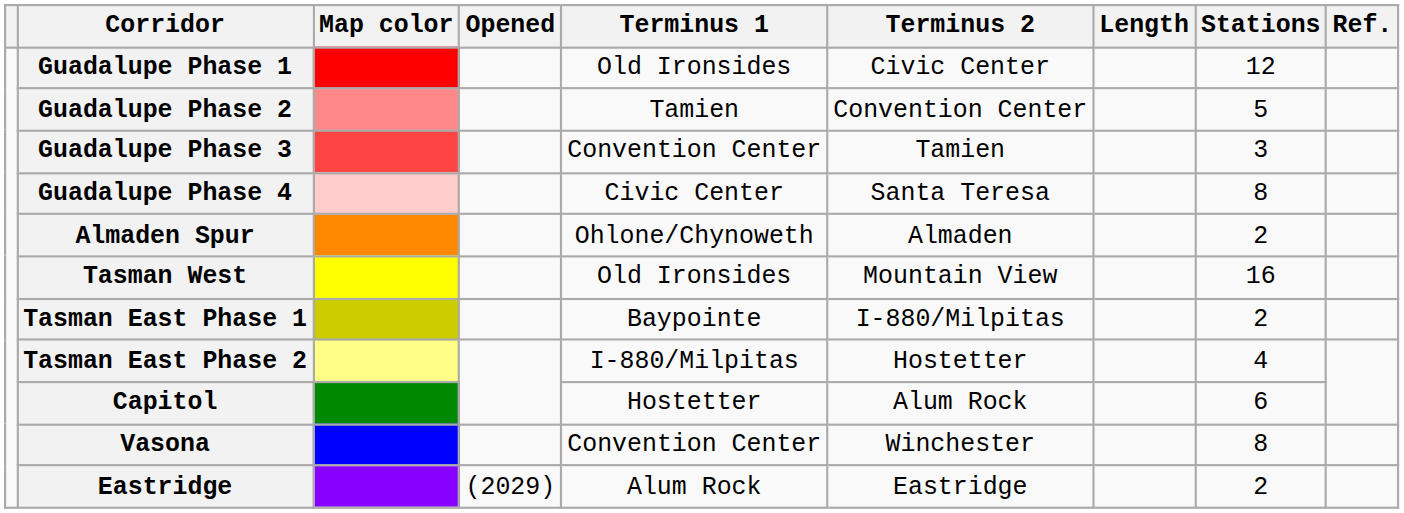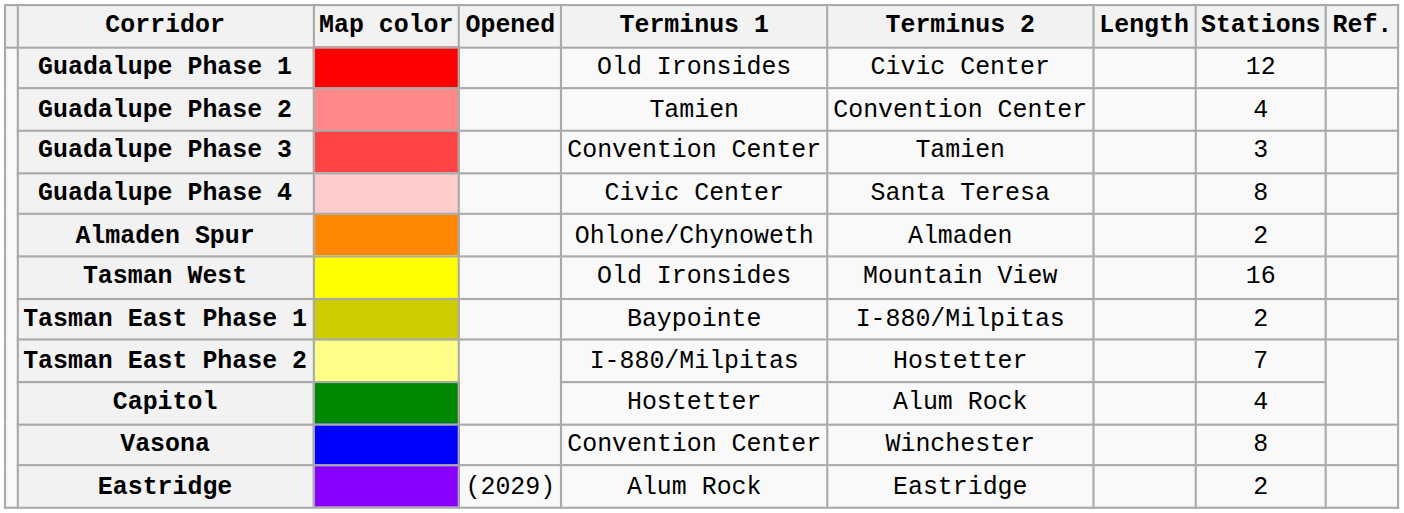(1261, 109) 5 -> (1261, 109) 4
(1261, 361) 4 -> (1261, 361) 7
(1261, 402) 6 -> (1261, 402) 4
